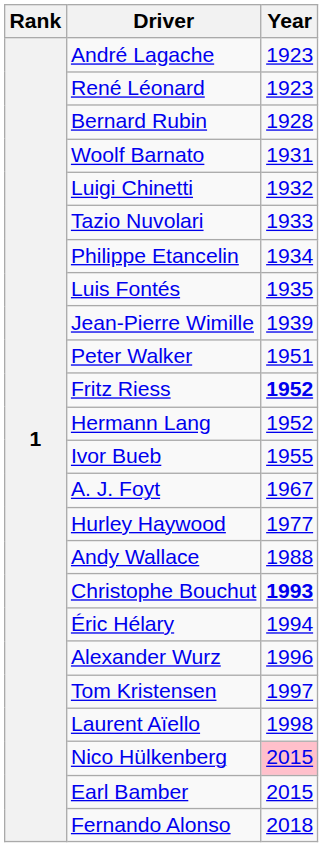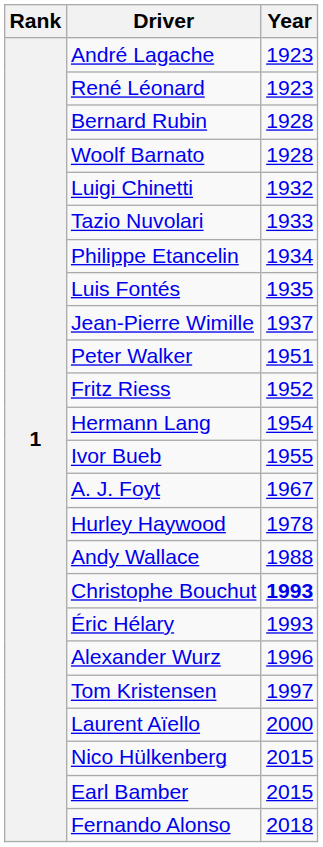(290, 155) 1931 -> (290, 155) 1928
(290, 322) 1939 -> (290, 322) 1937
(290, 389) bold -> (290, 389) normal
(290, 423) 1952 -> (290, 423) 1954
(290, 523) 1977 -> (290, 523) 1978
(290, 624) 1994 -> (290, 624) 1993
(290, 724) 1998 -> (290, 724) 2000
(290, 758) pink background -> (290, 758) no background
